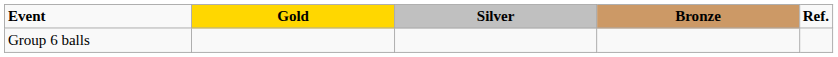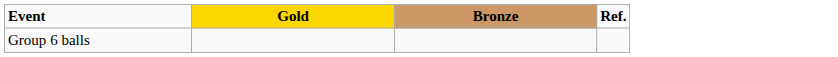- column: (496, 16)
